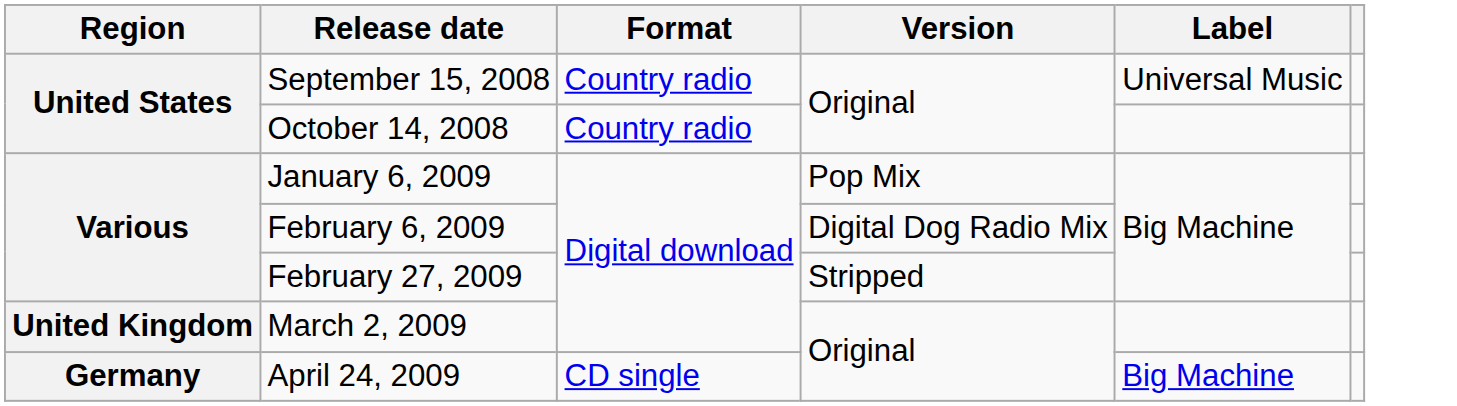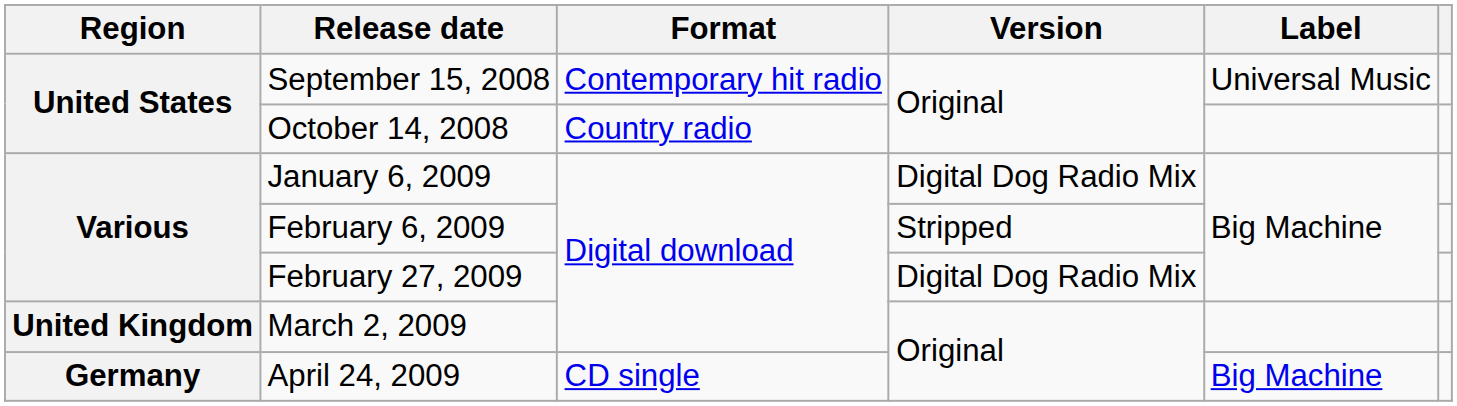(658, 78) Country radio -> (723, 78) Contemporary hit radio
(864, 177) Pop Mix -> (1046, 177) Digital Dog Radio Mix
(958, 227) Digital Dog Radio Mix -> (954, 227) Stripped
(866, 276) Stripped -> (1046, 276) Digital Dog Radio Mix
